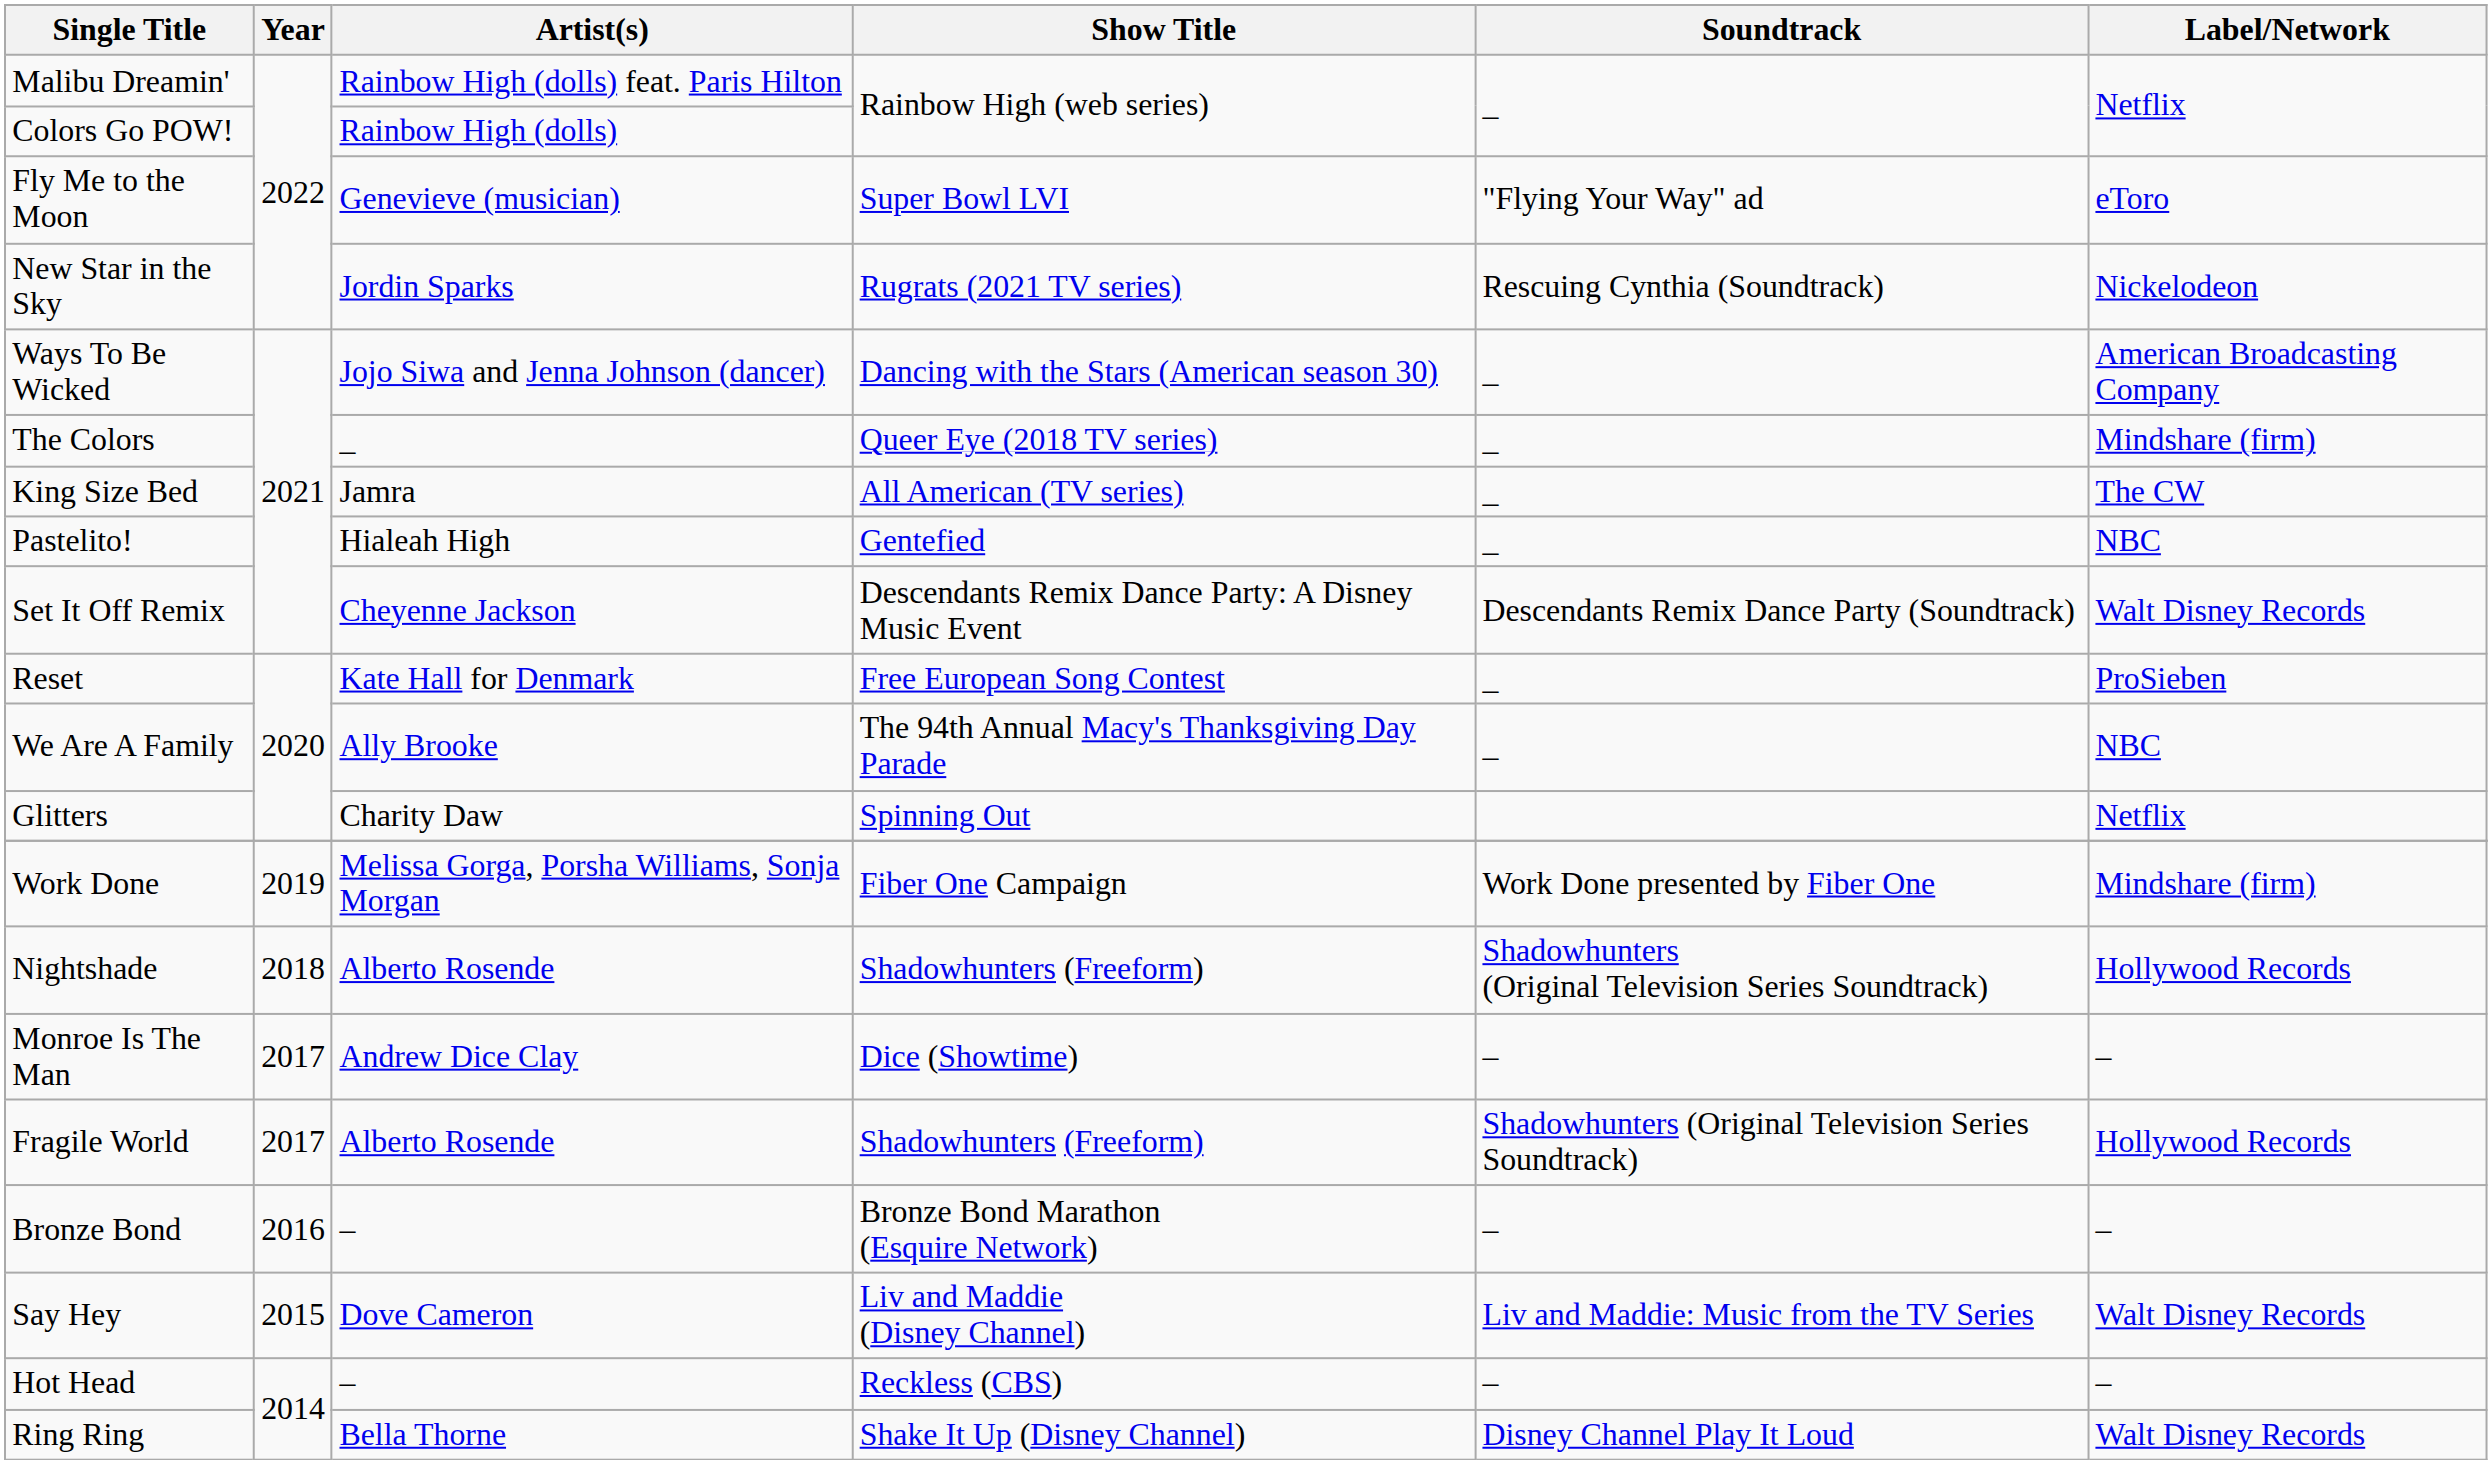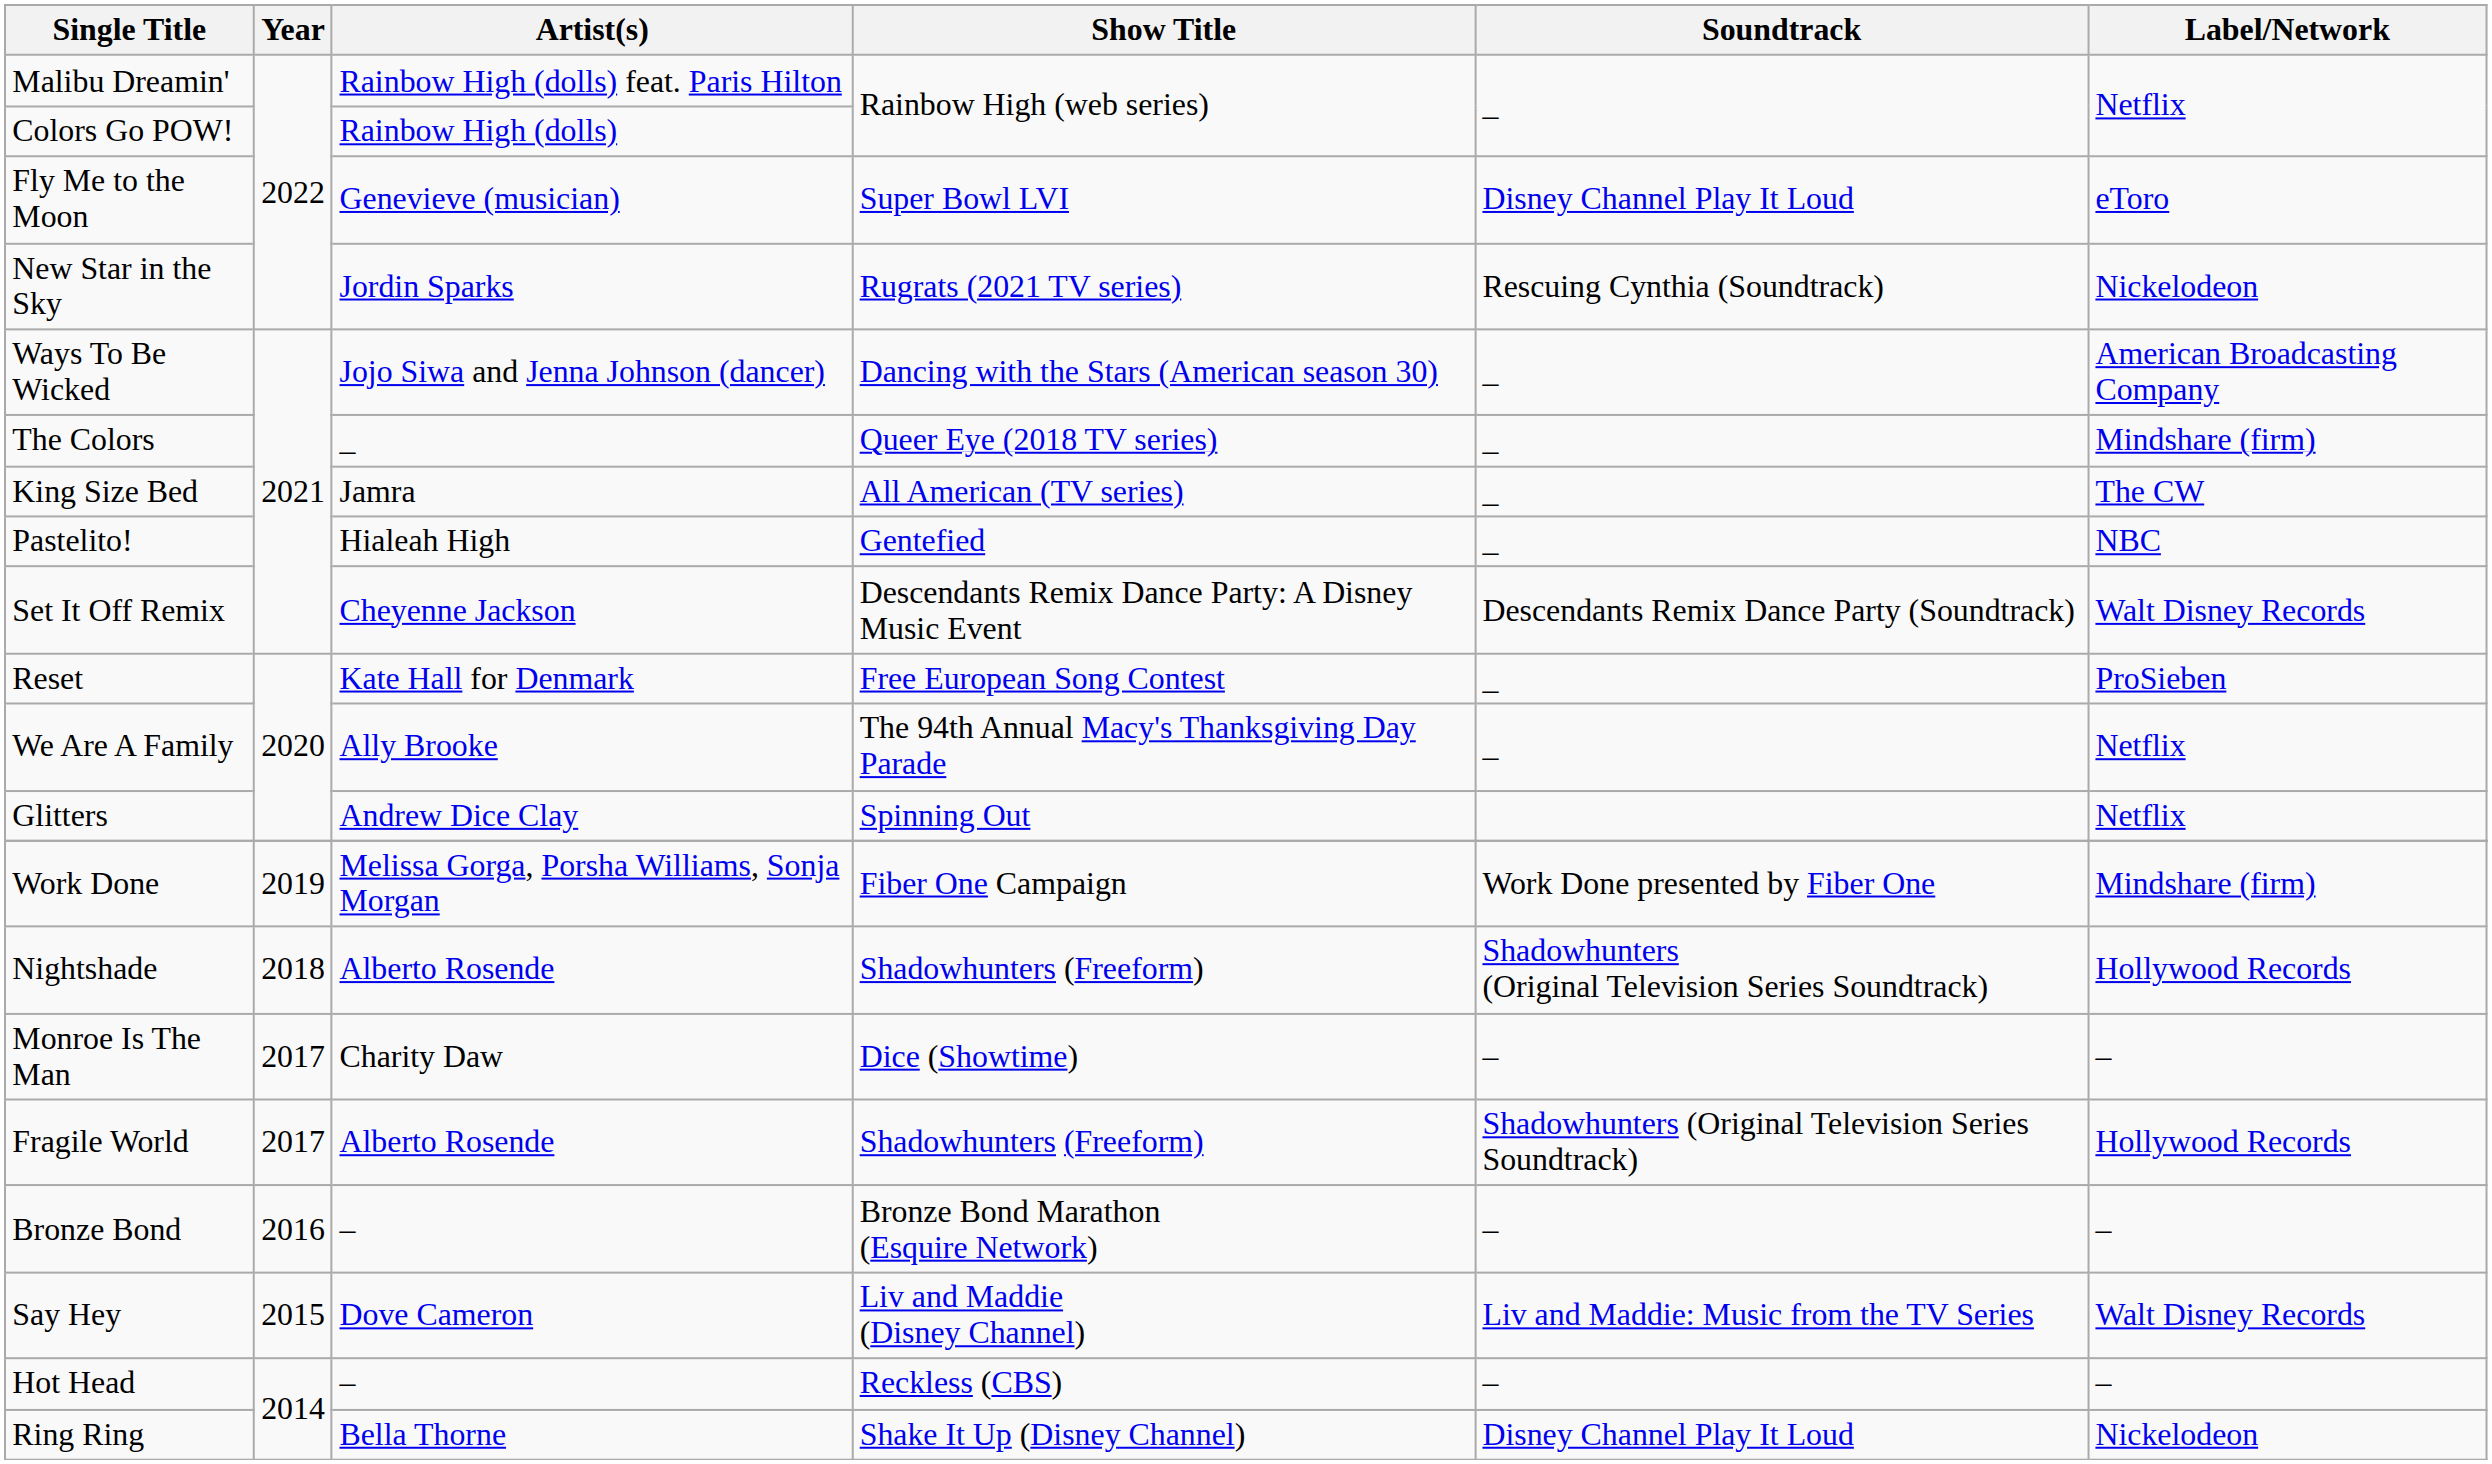(1623, 199) "Flying Your Way" ad -> (1668, 199) Disney Channel Play It Loud
(2128, 746) NBC -> (2141, 746) Netflix
(421, 814) Charity Daw -> (459, 814) Andrew Dice Clay
(459, 1055) Andrew Dice Clay -> (421, 1055) Charity Daw
(2230, 1433) Walt Disney Records -> (2177, 1433) Nickelodeon
